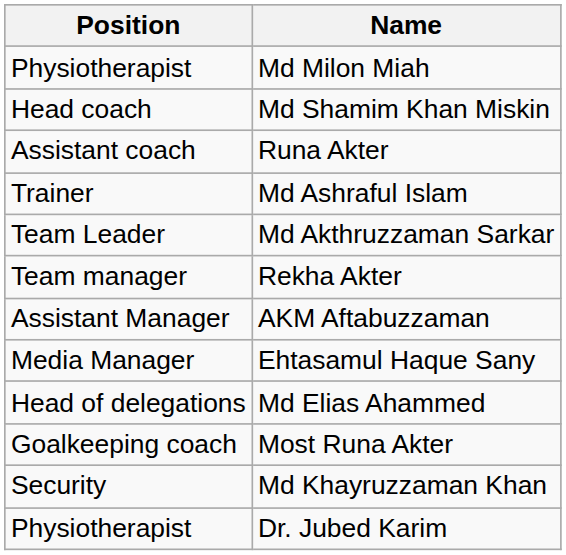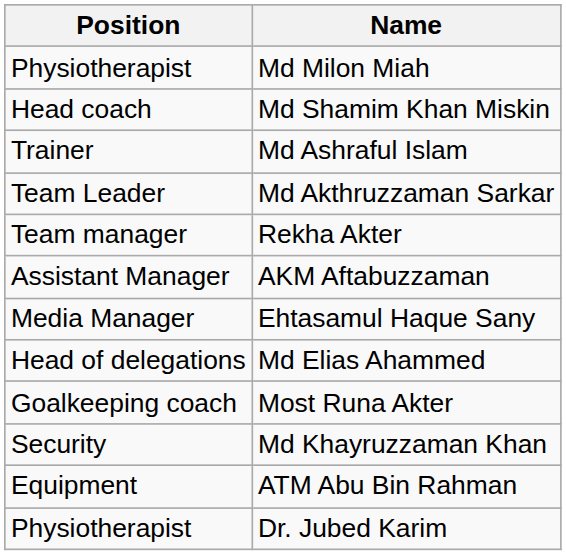- row: (323, 151)
+ row: (388, 485)
